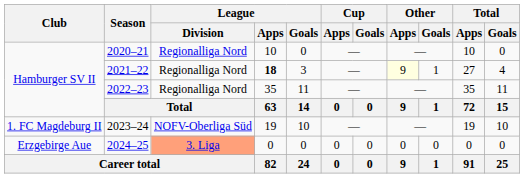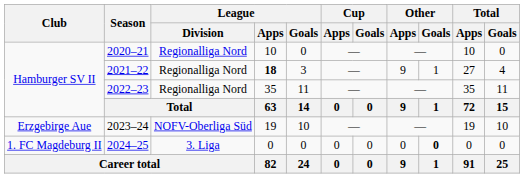(403, 70) lightyellow background -> (403, 70) no background
(54, 126) 1. FC Magdeburg II -> (54, 126) Erzgebirge Aue
(54, 145) Erzgebirge Aue -> (54, 145) 1. FC Magdeburg II
(203, 145) lightsalmon background -> (203, 145) no background
(436, 145) normal -> (436, 145) bold
